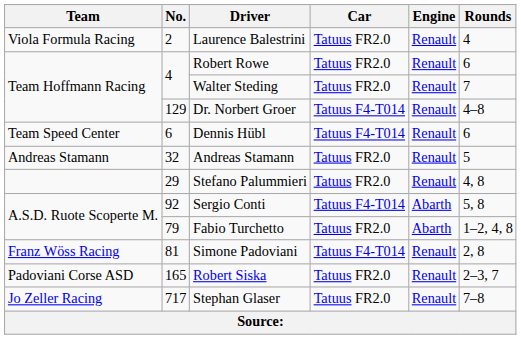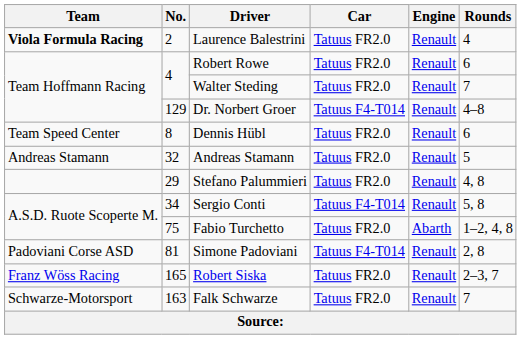(71, 39) normal -> (75, 39) bold
(168, 133) 6 -> (168, 133) 8
(359, 133) Tatuus F4-T014 -> (352, 133) Tatuus FR2.0
(172, 204) 92 -> (172, 204) 34
(432, 204) Abarth -> (434, 204) Renault
(172, 227) 79 -> (172, 227) 75
(64, 251) Franz Wöss Racing -> (71, 251) Padoviani Corse ASD
(71, 275) Padoviani Corse ASD -> (64, 275) Franz Wöss Racing
+ row: (235, 298)
- row: (237, 298)
